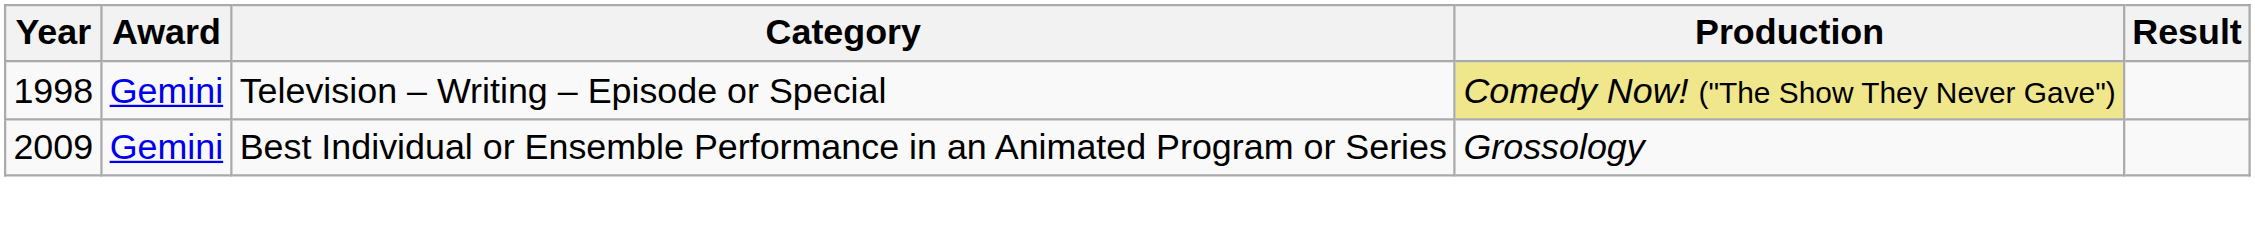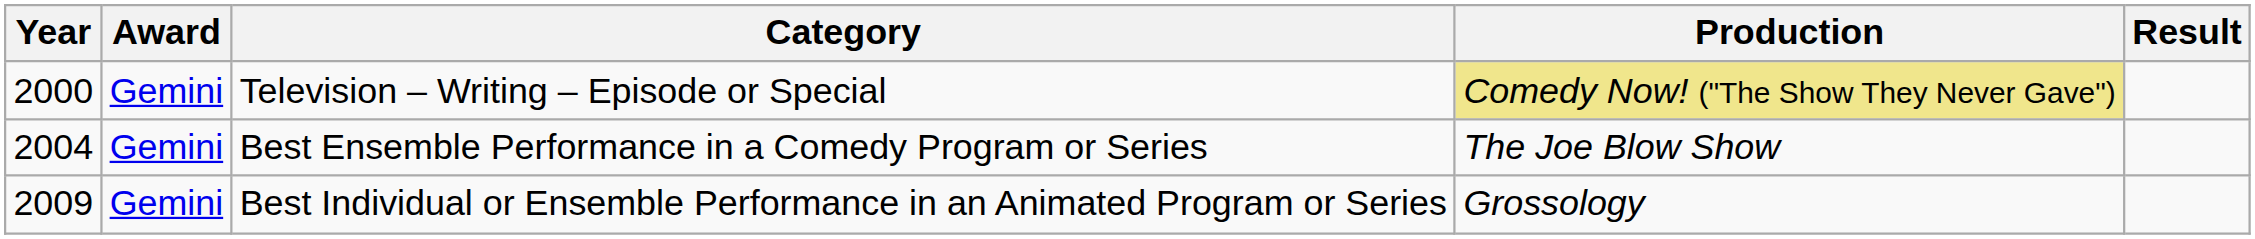(53, 89) 1998 -> (53, 89) 2000
+ row: (724, 146)
